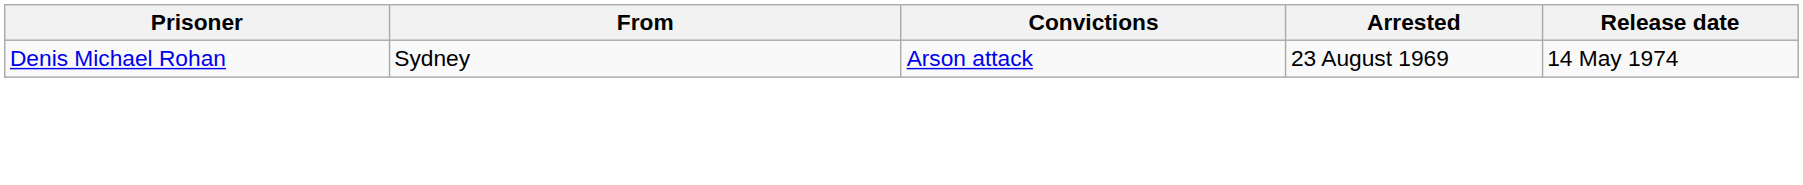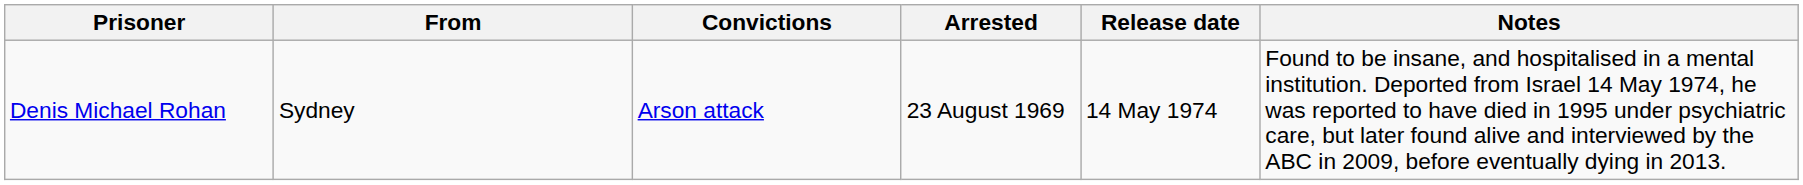+ column: (1529, 22)
